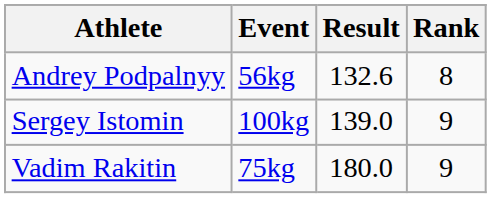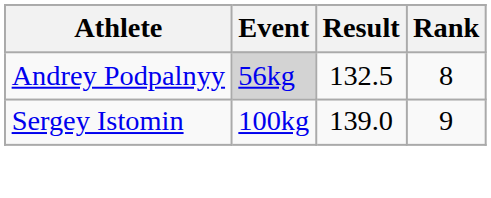(267, 75) no background -> (267, 75) lightgrey background
(361, 75) 132.6 -> (361, 75) 132.5
- row: (94, 168)
